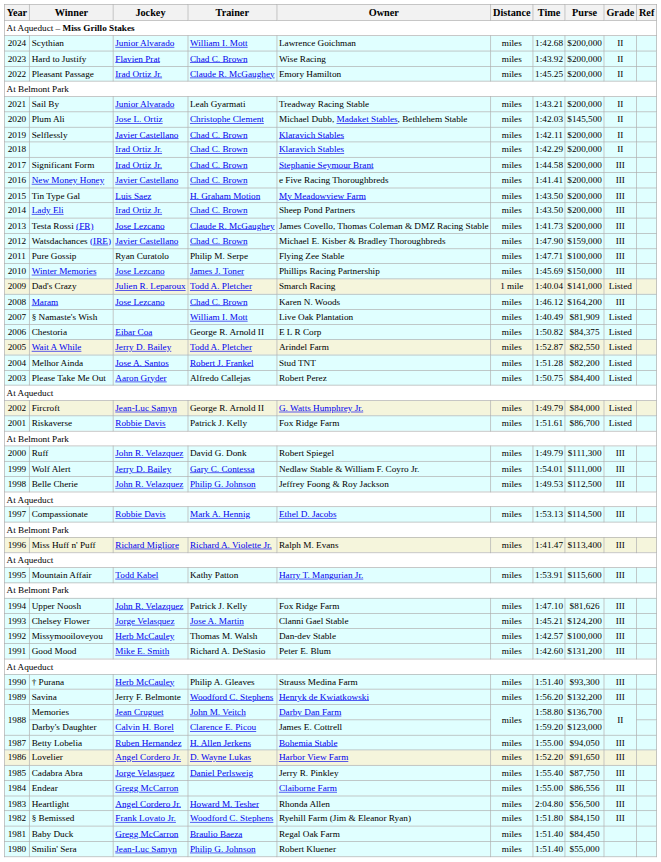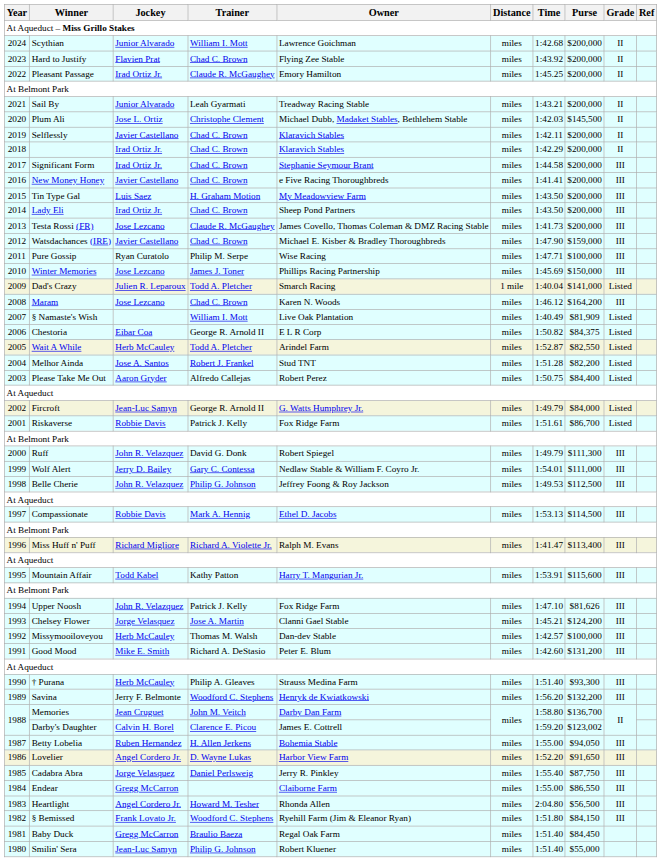(302, 58) Wise Racing -> (312, 58) Flying Zee Stable
(312, 256) Flying Zee Stable -> (302, 256) Wise Racing
(143, 347) Jerry D. Bailey -> (145, 347) Herb McCauley
(585, 727) $123,000 -> (585, 727) $123,002
(585, 788) $86,556 -> (585, 788) $86,550
